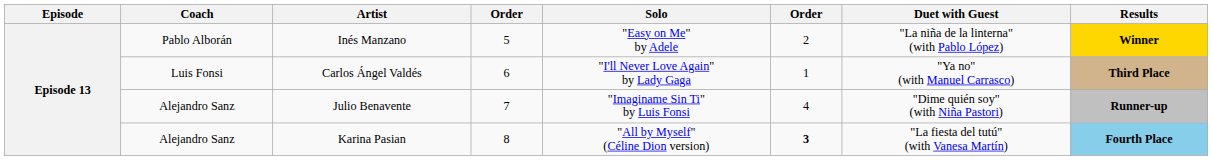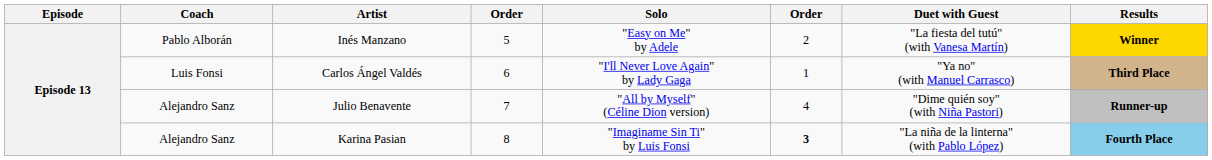(956, 40) "La niña de la linterna" (with Pablo López) -> (956, 40) "La fiesta del tutú" (with Vanesa Martín)
(656, 106) "Imaginame Sin Ti" by Luis Fonsi -> (656, 106) "All by Myself" (Céline Dion version)
(656, 139) "All by Myself" (Céline Dion version) -> (656, 139) "Imaginame Sin Ti" by Luis Fonsi
(956, 139) "La fiesta del tutú" (with Vanesa Martín) -> (956, 139) "La niña de la linterna" (with Pablo López)
